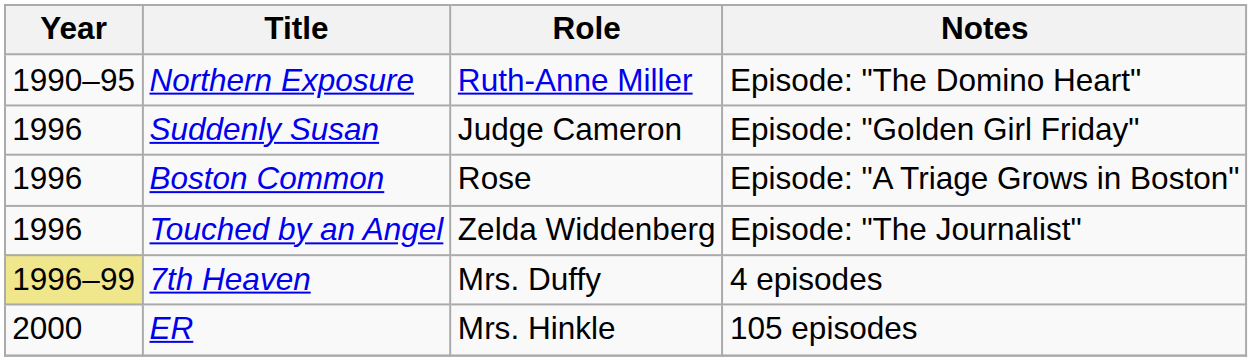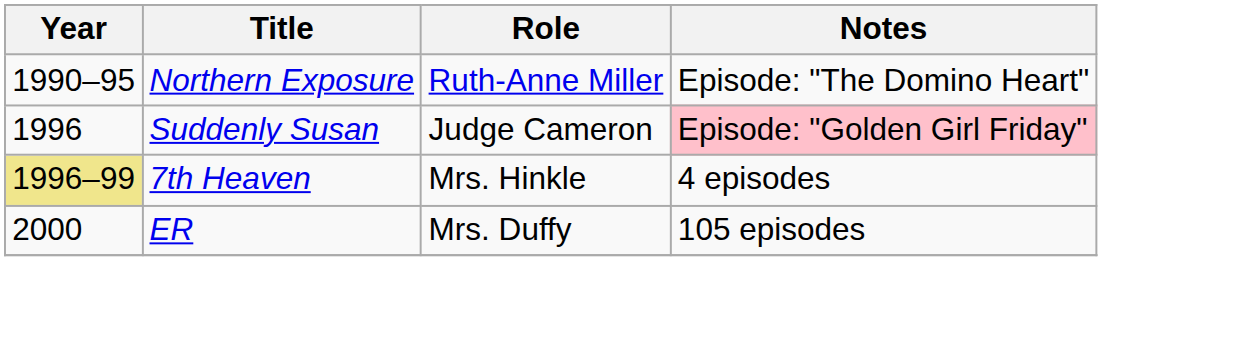(935, 129) no background -> (883, 129) pink background
- row: (267, 179)
- row: (296, 229)
(529, 279) Mrs. Duffy -> (507, 179) Mrs. Hinkle
(537, 329) Mrs. Hinkle -> (500, 229) Mrs. Duffy
